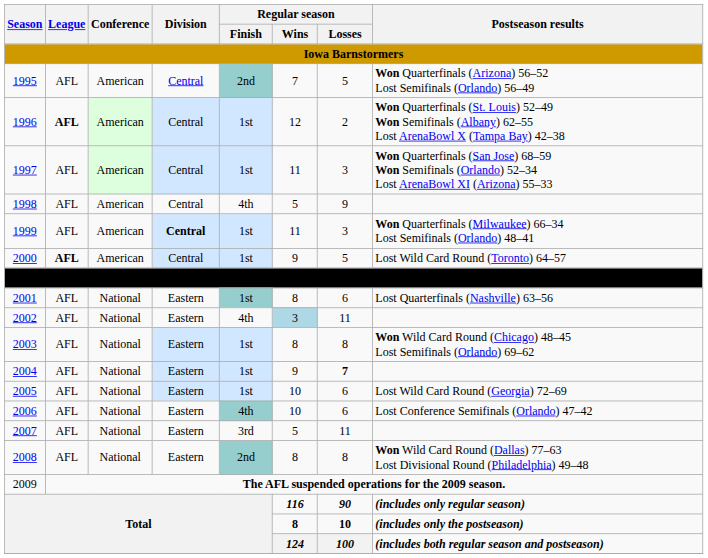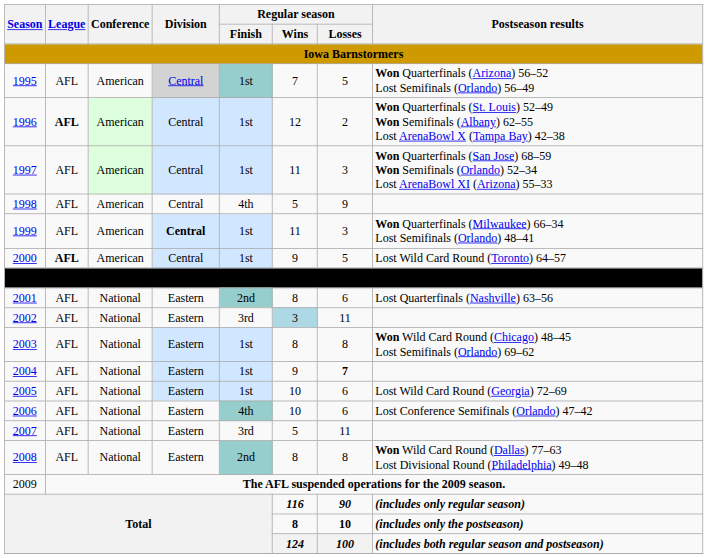(186, 81) no background -> (186, 81) lightgrey background
(246, 81) 2nd -> (246, 81) 1st
(246, 297) 1st -> (246, 297) 2nd
(246, 317) 4th -> (246, 317) 3rd
